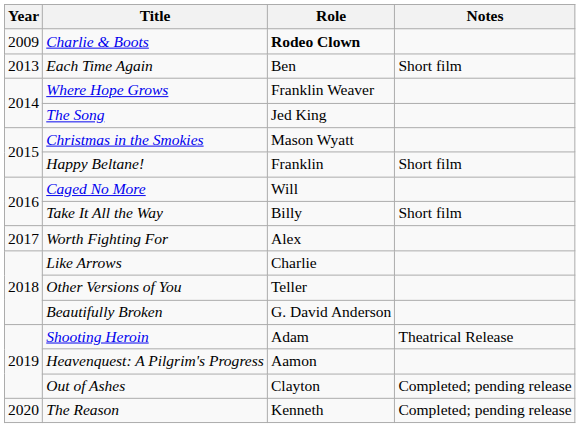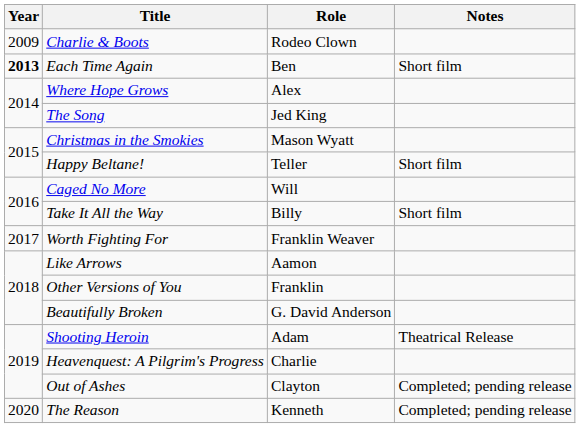(316, 41) bold -> (314, 41) normal
(24, 66) normal -> (24, 66) bold
(323, 90) Franklin Weaver -> (286, 90) Alex
(297, 164) Franklin -> (289, 164) Teller
(286, 238) Alex -> (323, 238) Franklin Weaver
(294, 262) Charlie -> (294, 262) Aamon
(289, 287) Teller -> (297, 287) Franklin
(294, 361) Aamon -> (294, 361) Charlie
